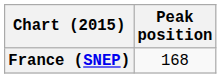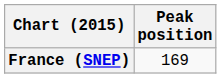(175, 61) 168 -> (175, 61) 169
